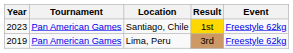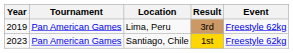rows swapped: (148, 41) <-> (157, 27)
